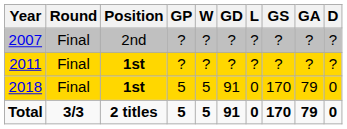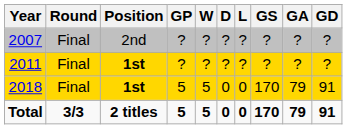columns swapped: (333, 16) <-> (232, 16)
